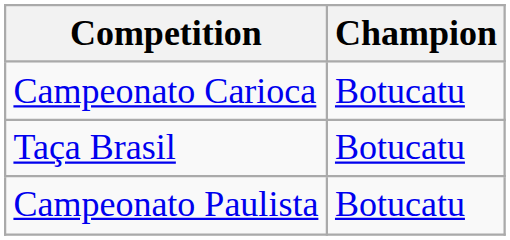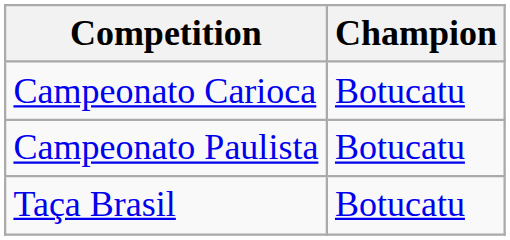rows swapped: (166, 204) <-> (95, 147)
